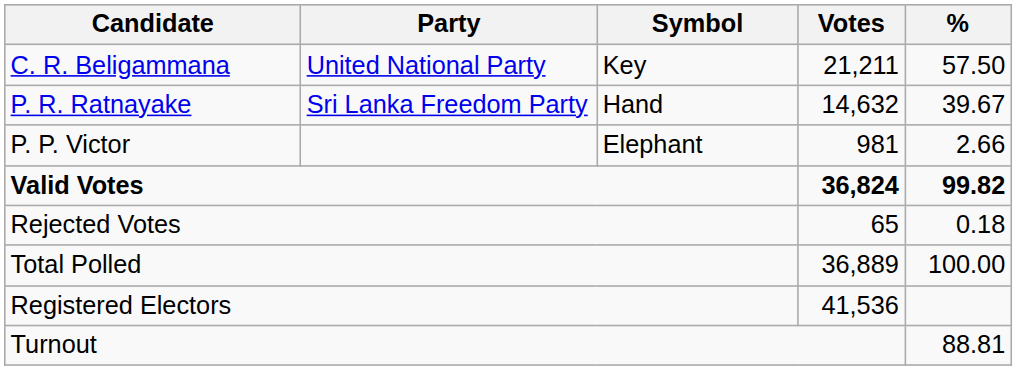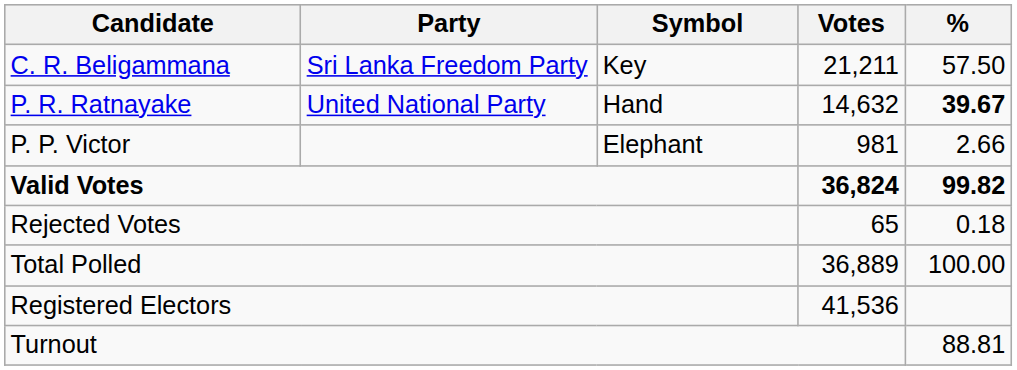(426, 64) United National Party -> (447, 64) Sri Lanka Freedom Party
(447, 104) Sri Lanka Freedom Party -> (426, 104) United National Party
(974, 104) normal -> (974, 104) bold
